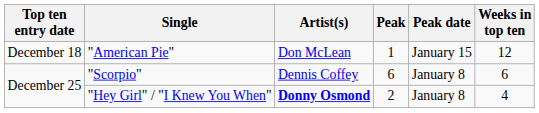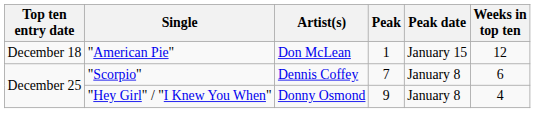(391, 74) 6 -> (386, 74) 7
(324, 96) bold -> (322, 96) normal
(391, 96) 2 -> (386, 96) 9
